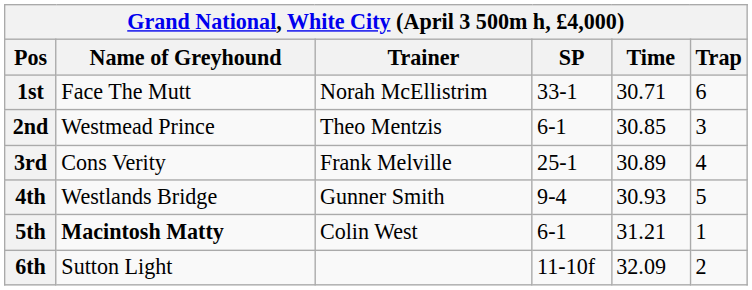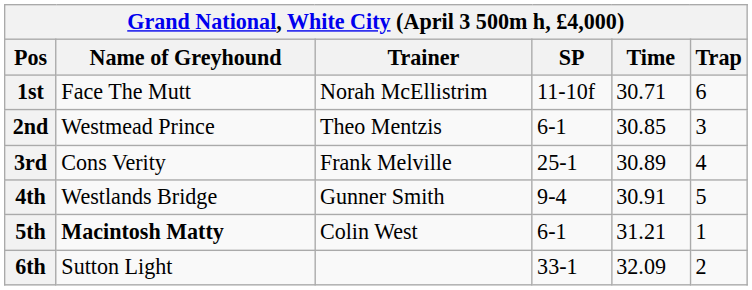(557, 92) 33-1 -> (566, 92) 11-10f
(641, 197) 30.93 -> (641, 197) 30.91
(566, 267) 11-10f -> (557, 267) 33-1
